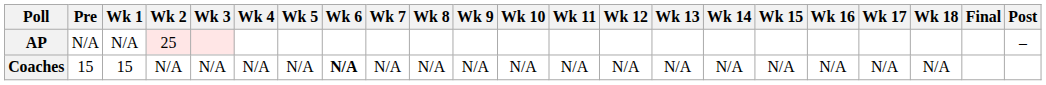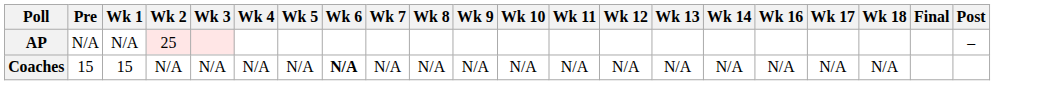- column: (781, 17)
